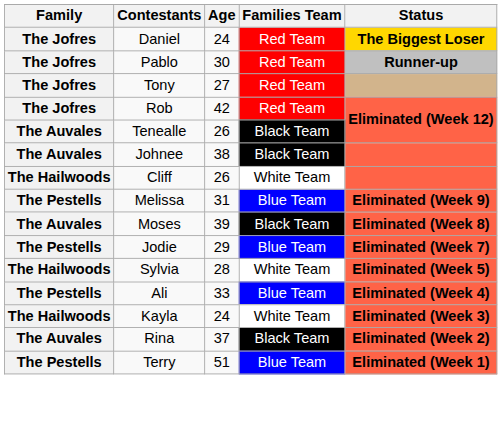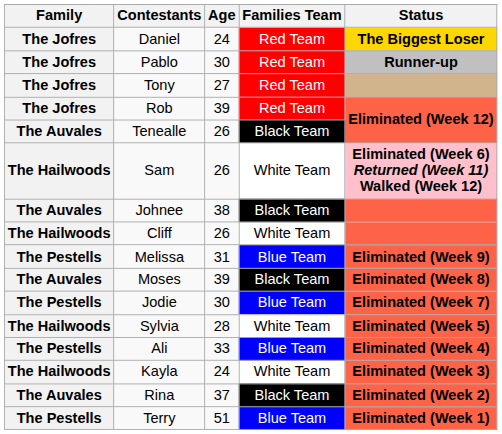(222, 108) 42 -> (222, 108) 39
+ row: (159, 170)
(222, 246) 29 -> (222, 302) 30
